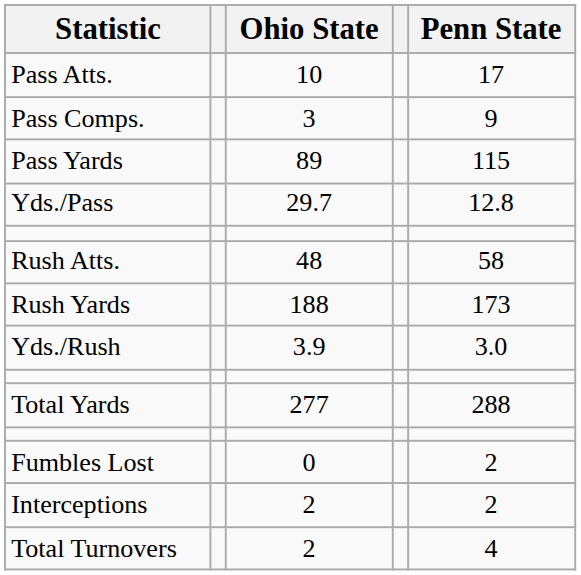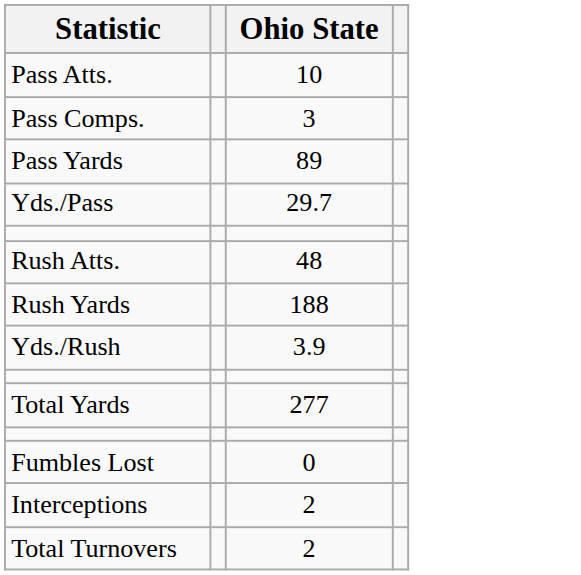- column: (491, 28)
